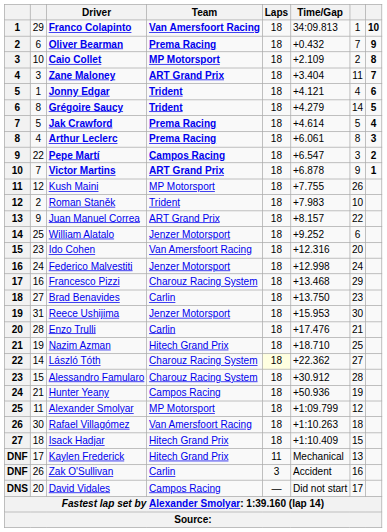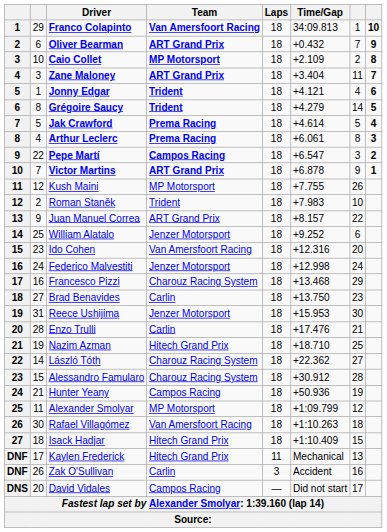(183, 44) Prema Racing -> (187, 44) ART Grand Prix
(276, 361) lightyellow background -> (276, 361) no background
